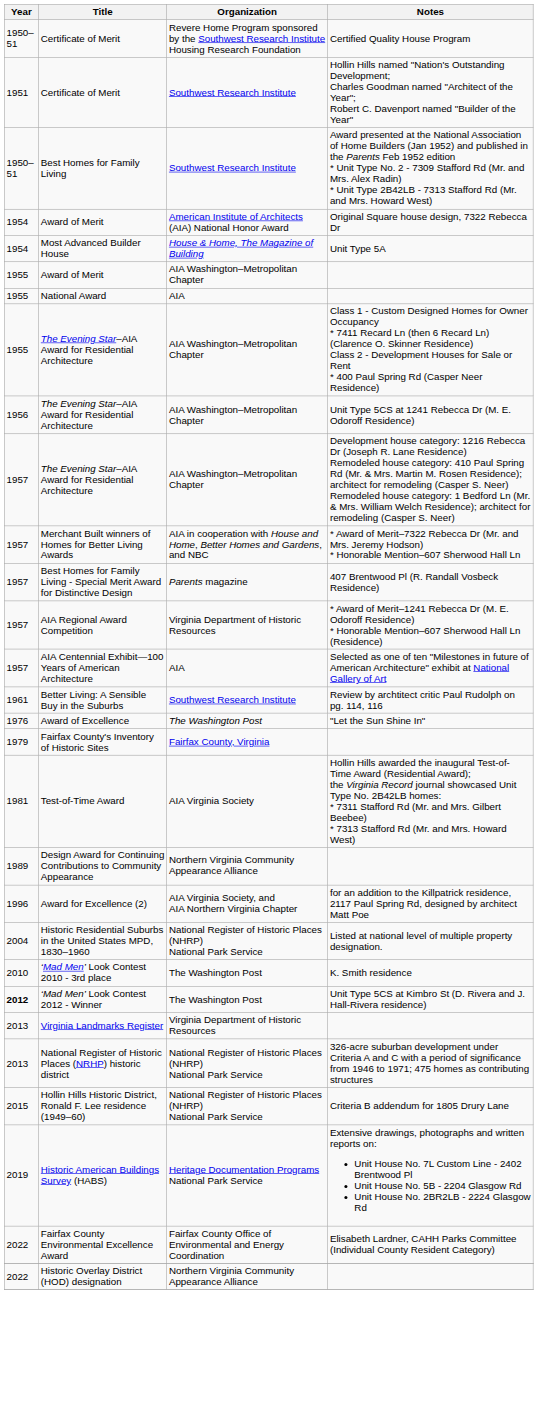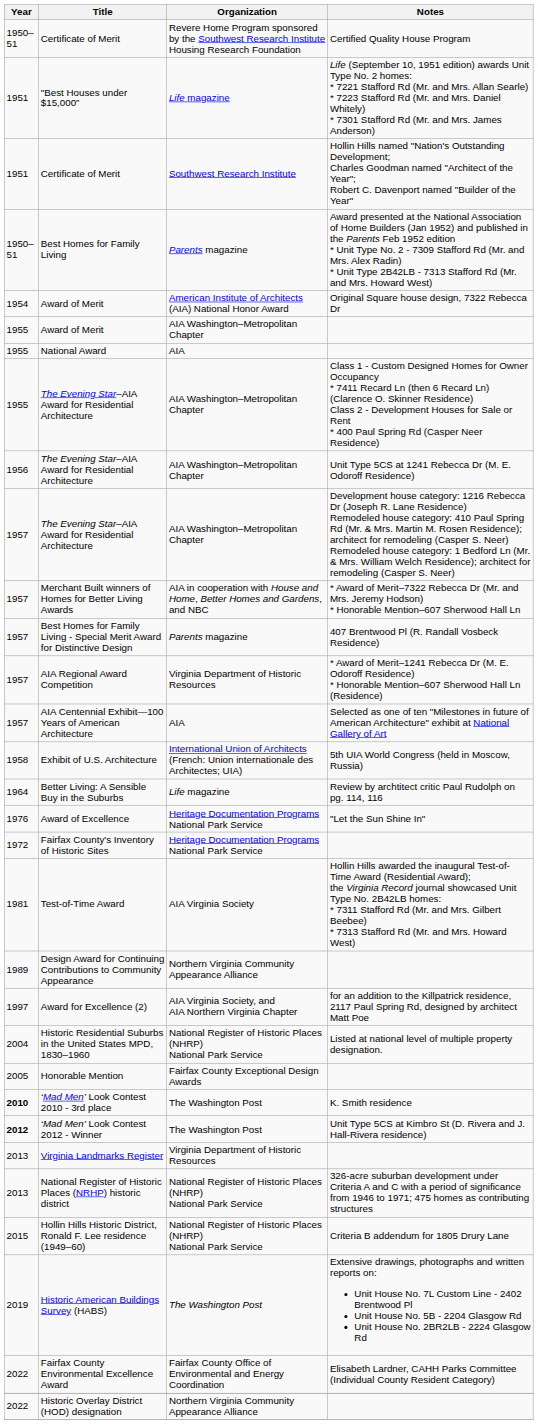+ row: (84, 98)
(232, 168) Southwest Research Institute -> (208, 249) Parents magazine
- row: (91, 248)
+ row: (99, 760)
(17, 700) 1961 -> (17, 792) 1964
(232, 700) Southwest Research Institute -> (199, 792) Life magazine
(215, 721) The Washington Post -> (244, 818) Heritage Documentation Programs National Park Service
(17, 742) 1979 -> (17, 845) 1972
(219, 742) Fairfax County, Virginia -> (244, 845) Heritage Documentation Programs National Park Service
(17, 903) 1996 -> (17, 1007) 1997
+ row: (82, 1076)
(17, 973) normal -> (17, 1102) bold
(244, 1175) Heritage Documentation Programs National Park Service -> (215, 1305) The Washington Post
